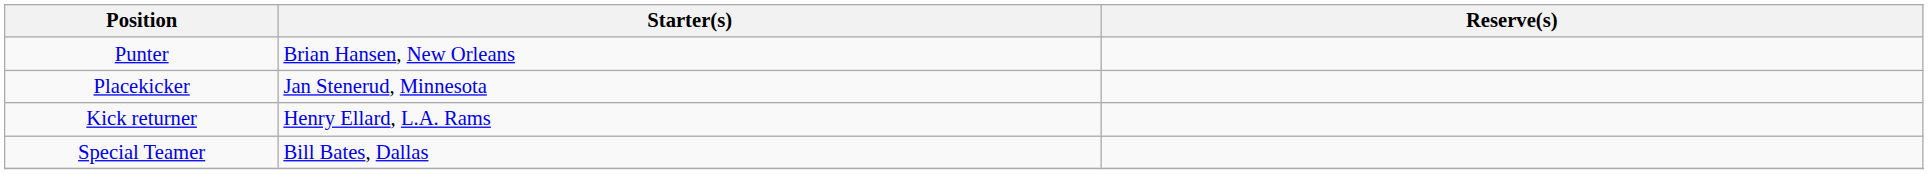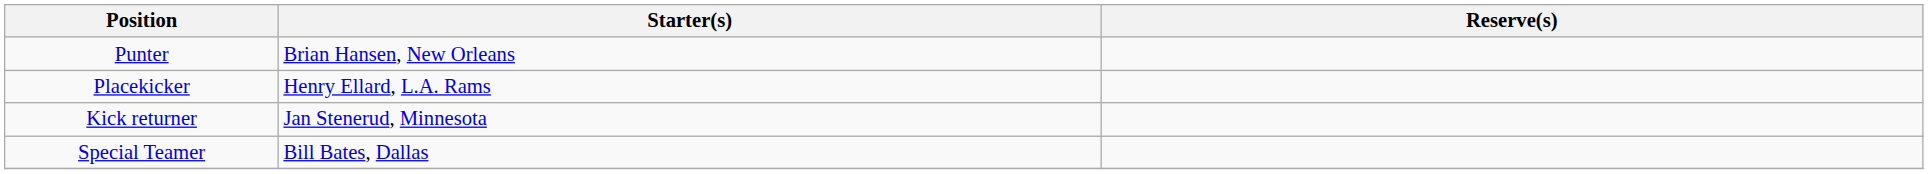(385, 86) Jan Stenerud, Minnesota -> (387, 86) Henry Ellard, L.A. Rams
(387, 119) Henry Ellard, L.A. Rams -> (385, 119) Jan Stenerud, Minnesota
